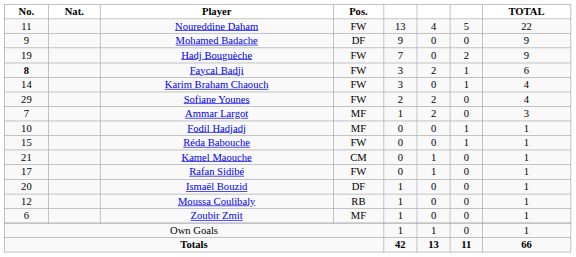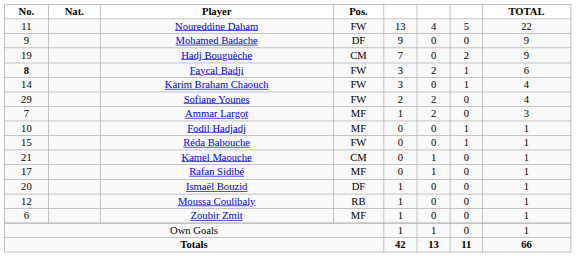(358, 55) FW -> (358, 55) CM
(358, 172) FW -> (358, 172) MF
